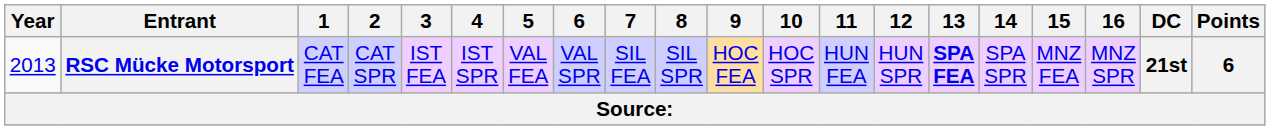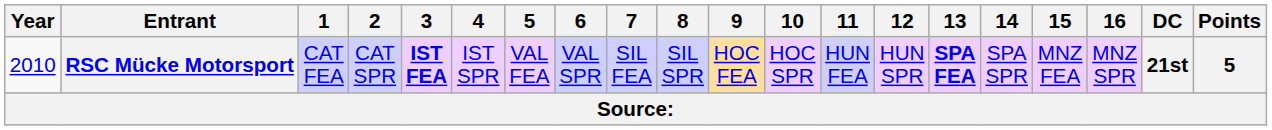(33, 65) 2013 -> (33, 65) 2010
(426, 65) normal -> (427, 65) bold
(1228, 65) 6 -> (1230, 65) 5
